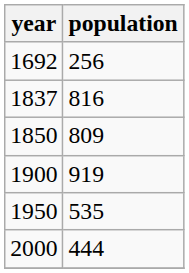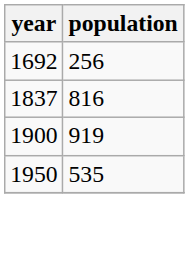- row: (34, 135)
- row: (34, 248)
